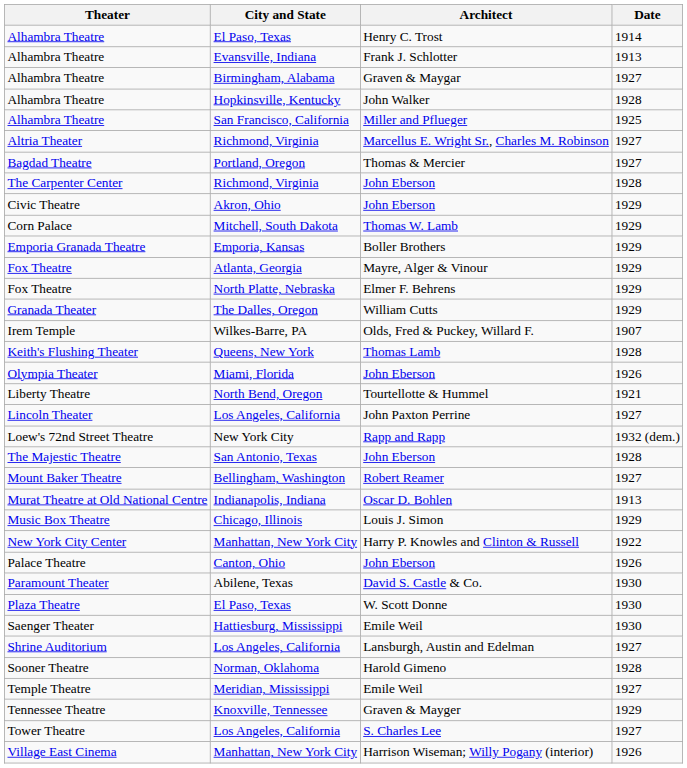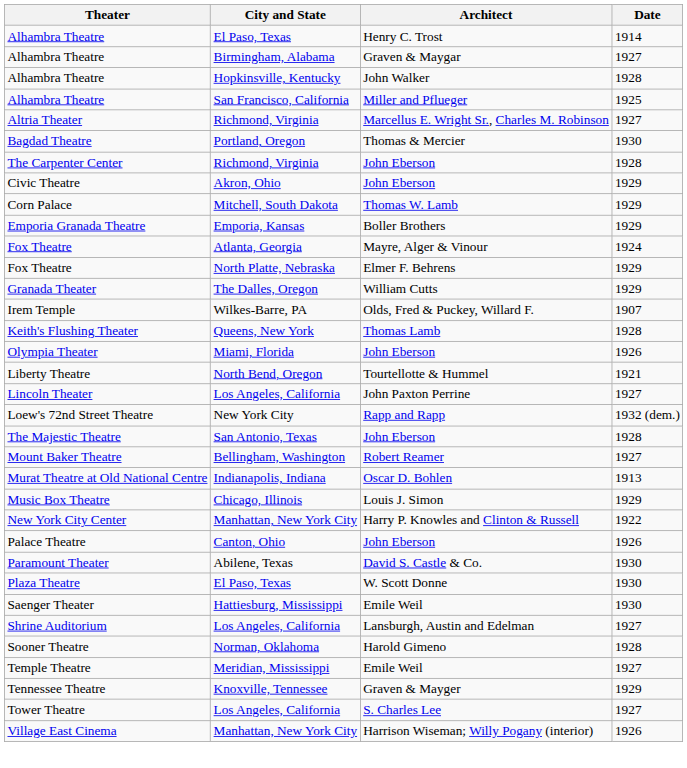- row: (56, 57)
(628, 162) 1927 -> (628, 141) 1930
(628, 267) 1929 -> (628, 246) 1924
